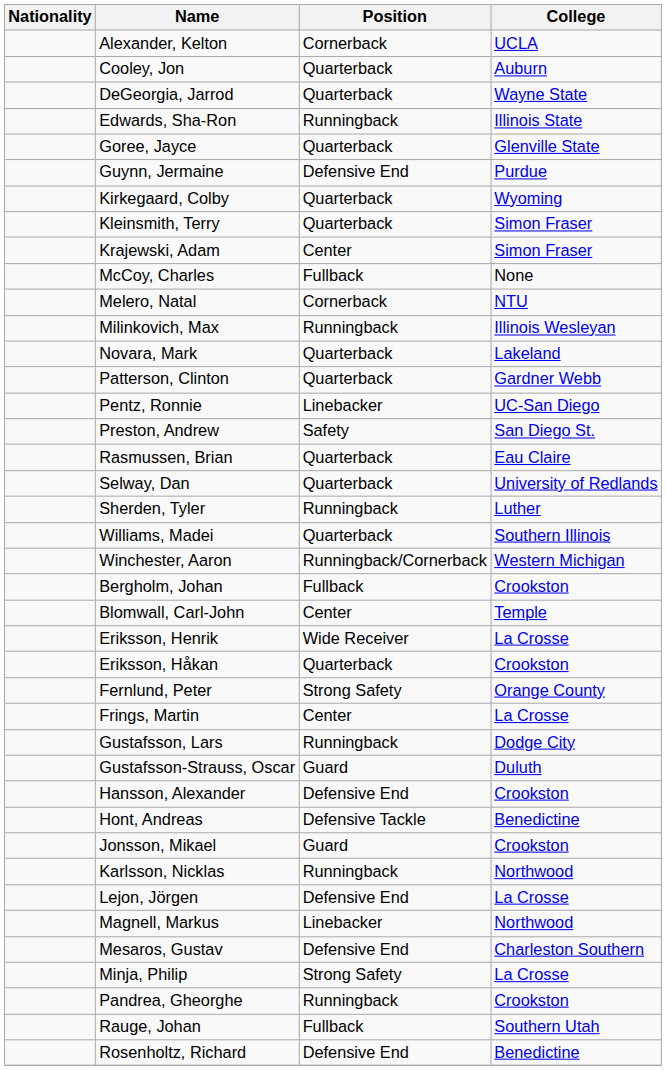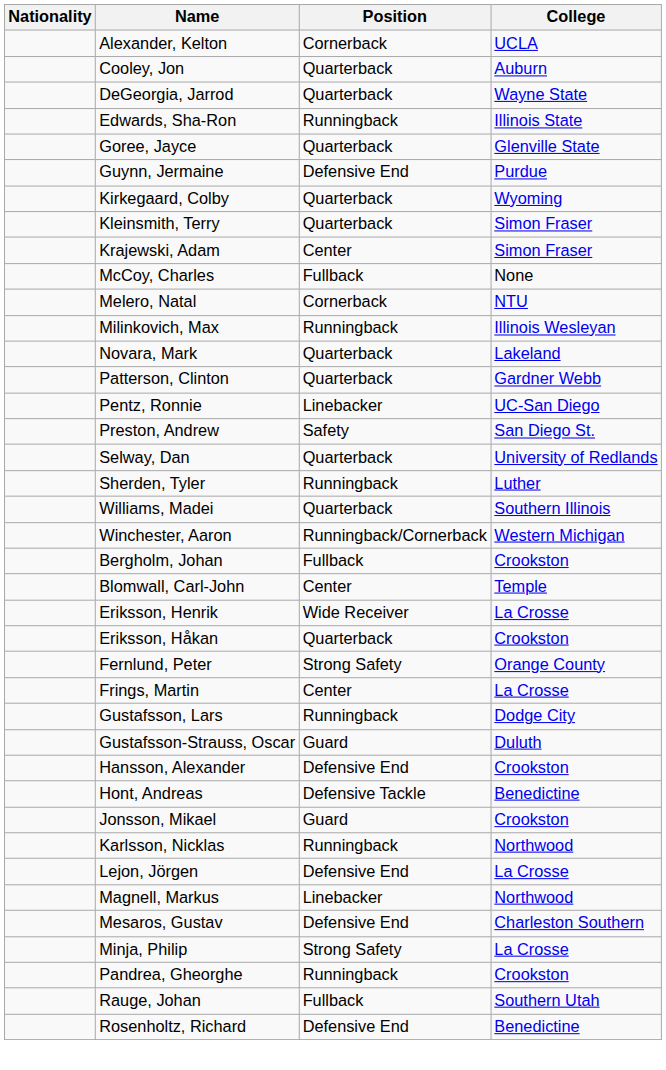- row: (166, 457)
